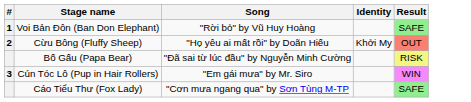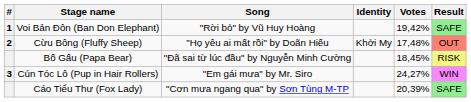+ column: (413, 12)
